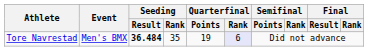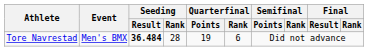(175, 39) 35 -> (175, 39) 28
(238, 39) lavender background -> (238, 39) no background
